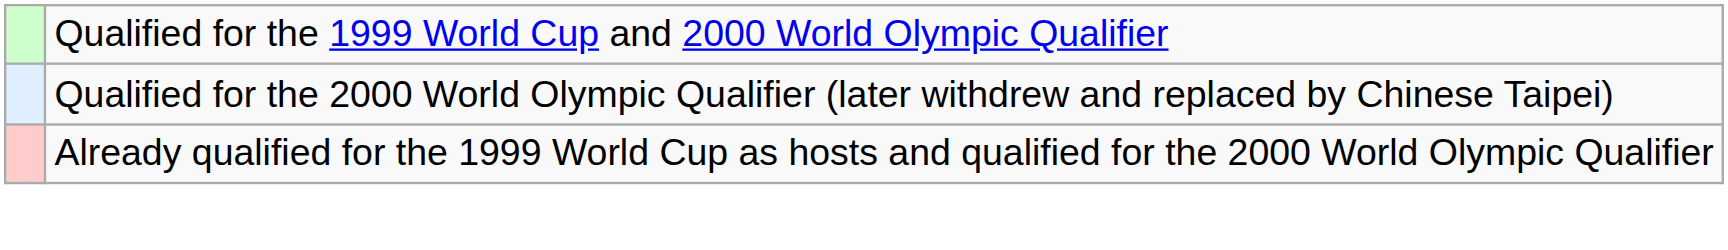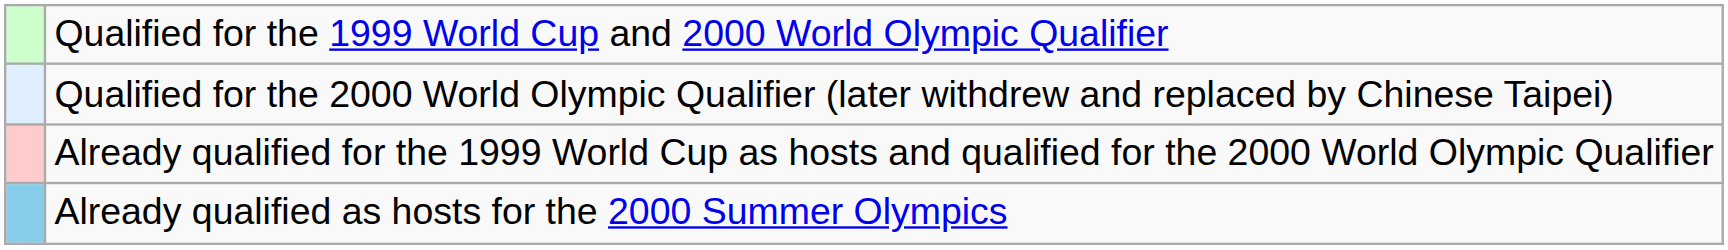+ row: (531, 212)
